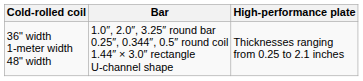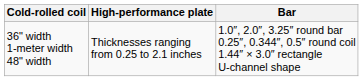columns swapped: (160, 13) <-> (294, 13)
